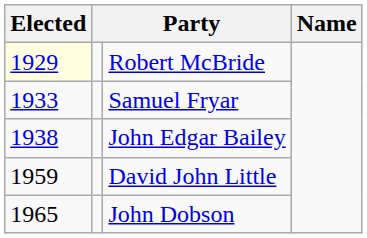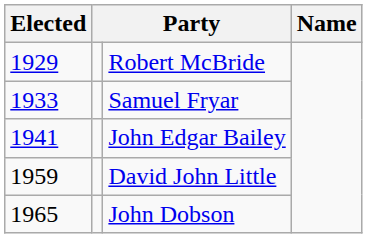(34, 61) lightyellow background -> (34, 61) no background
(34, 137) 1938 -> (34, 137) 1941
